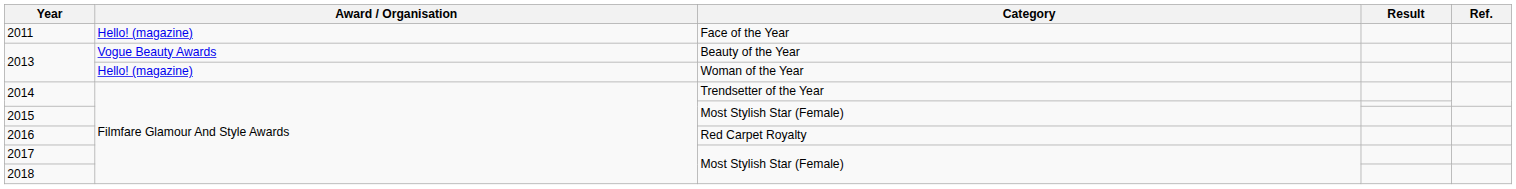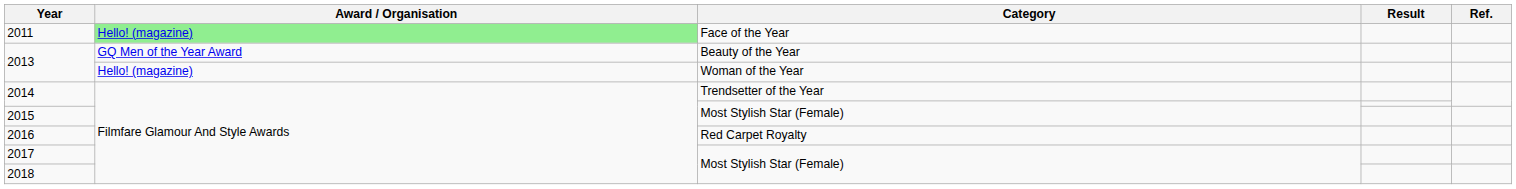(145, 33) no background -> (145, 33) lightgreen background
(157, 52) Vogue Beauty Awards -> (170, 52) GQ Men of the Year Award
